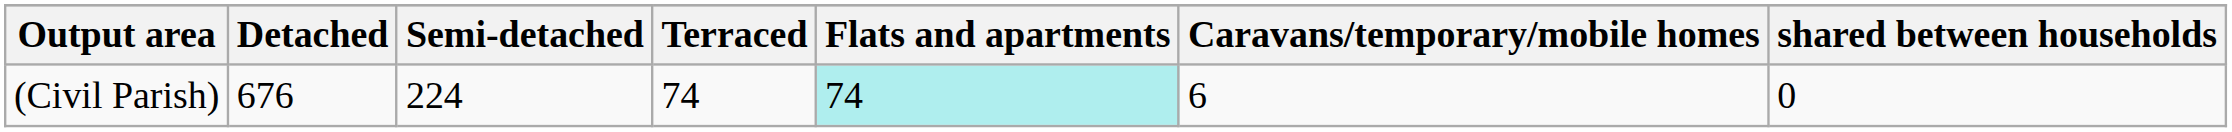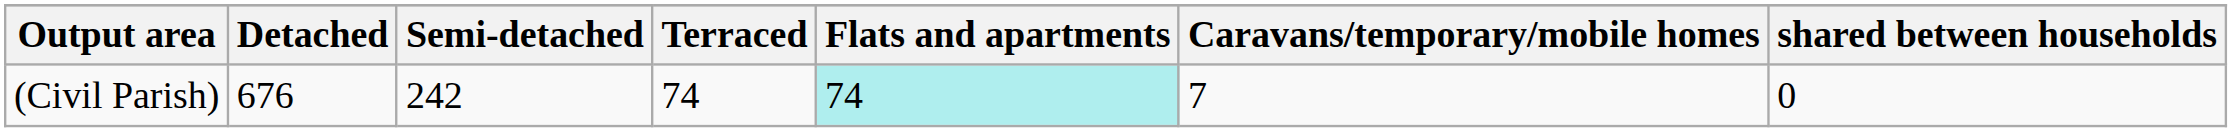(434, 94) 224 -> (434, 94) 242
(1197, 94) 6 -> (1197, 94) 7
